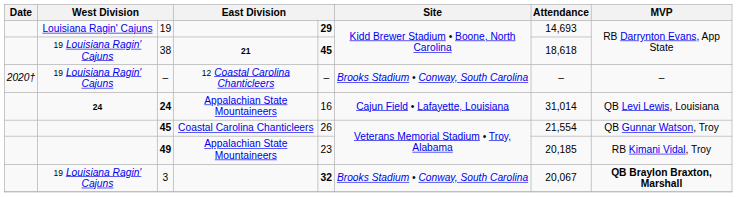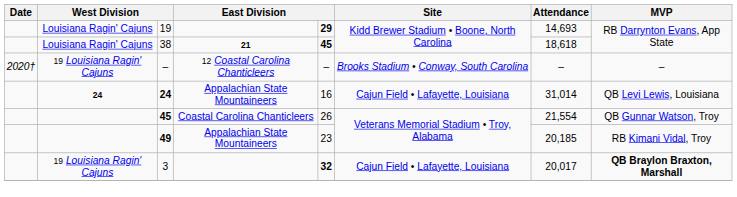(97, 50) 19 Louisiana Ragin' Cajuns -> (97, 45) Louisiana Ragin' Cajuns
(433, 178) Brooks Stadium • Conway, South Carolina -> (433, 166) Cajun Field • Lafayette, Louisiana
(561, 178) 20,067 -> (561, 166) 20,017
